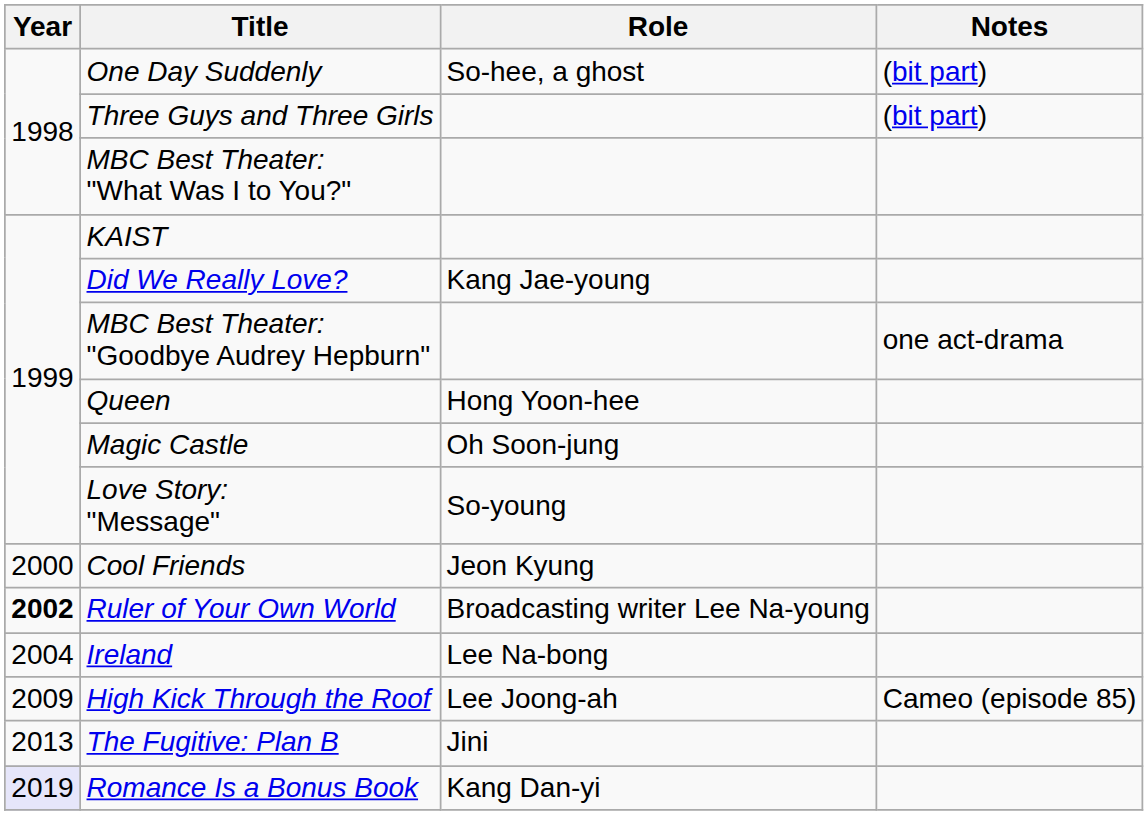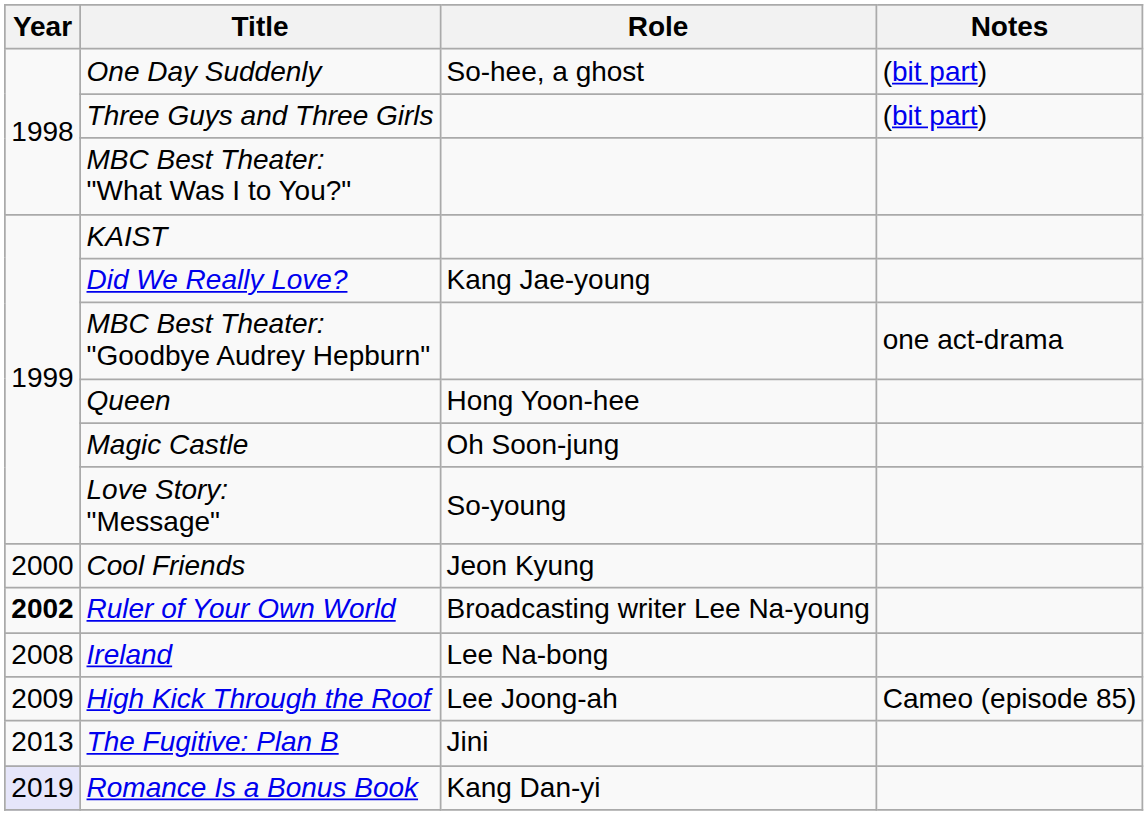(42, 654) 2004 -> (42, 654) 2008
